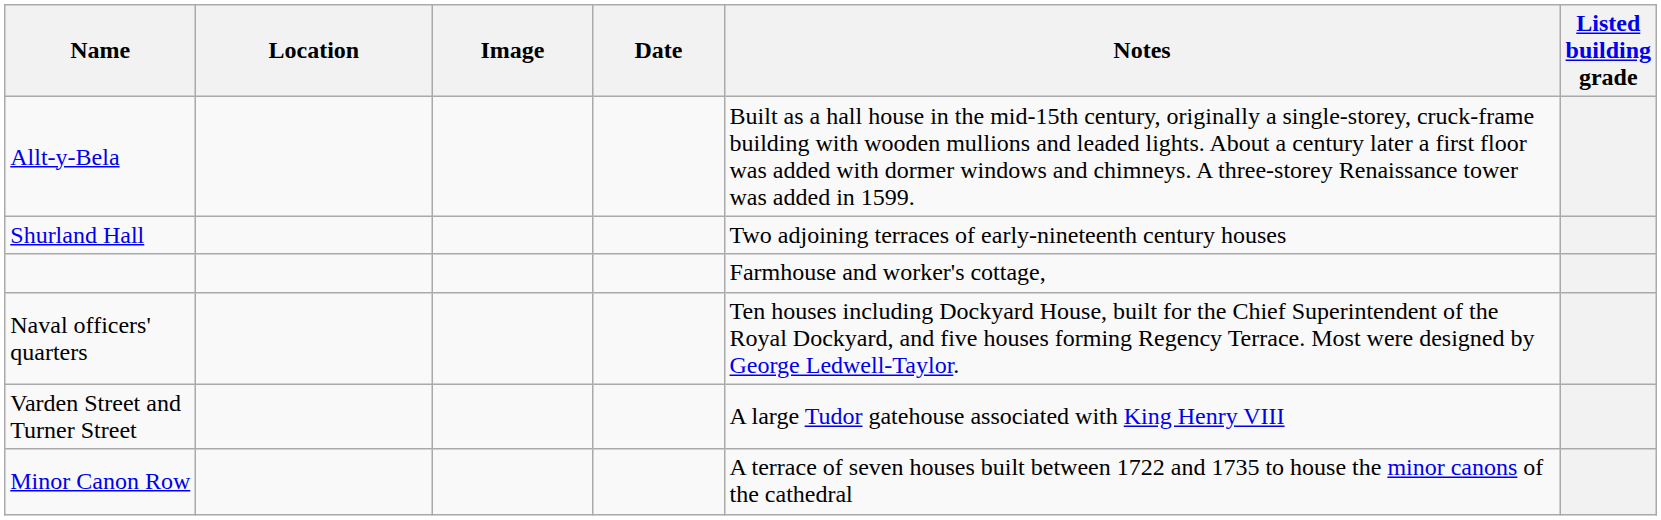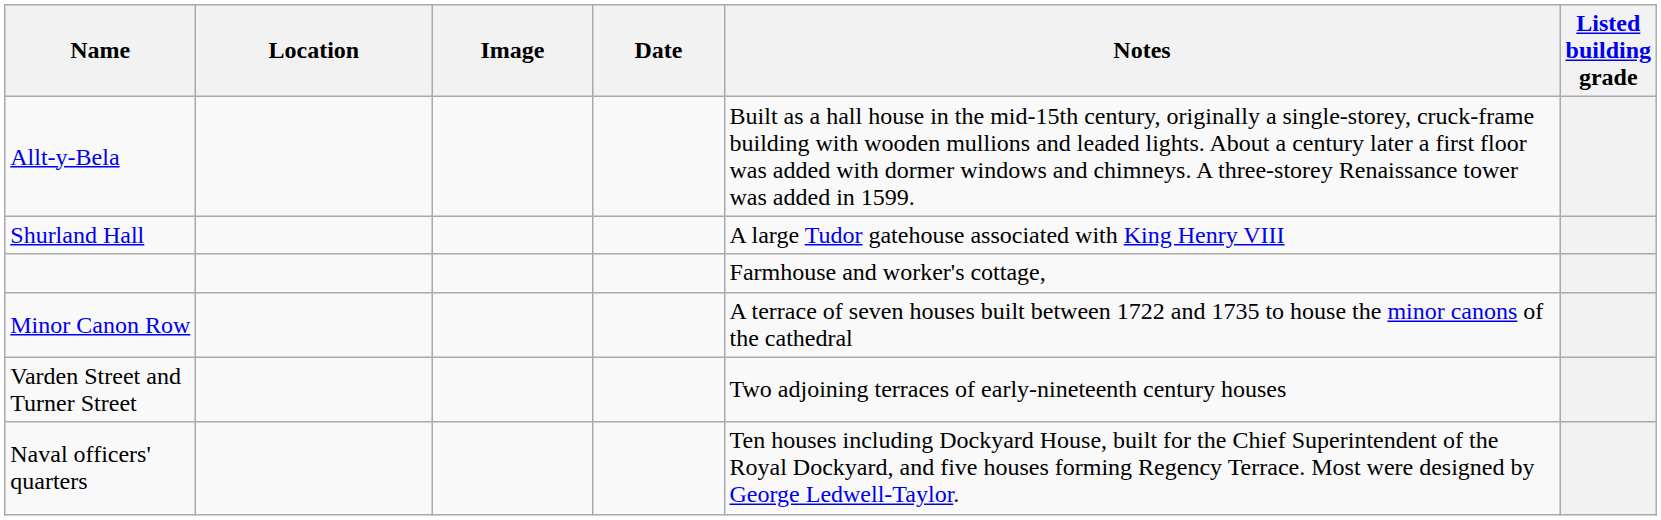(1008, 234) Two adjoining terraces of early-nineteenth century houses -> (1007, 234) A large Tudor gatehouse associated with King Henry VIII
rows swapped: (100, 481) <-> (81, 337)
(1007, 416) A large Tudor gatehouse associated with King Henry VIII -> (1008, 389) Two adjoining terraces of early-nineteenth century houses
